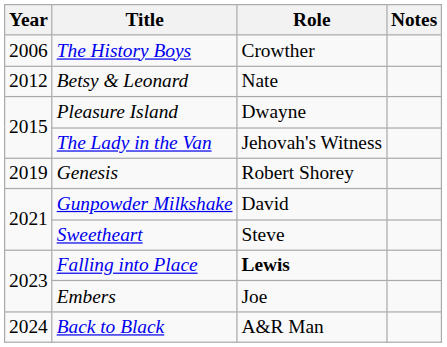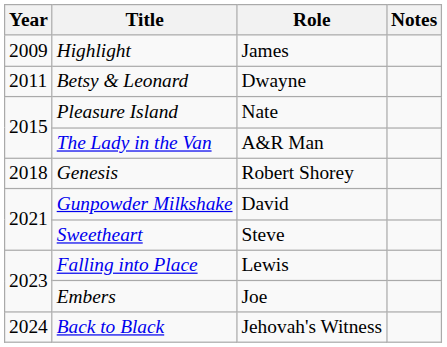- row: (124, 50)
+ row: (94, 50)
(28, 81) 2012 -> (28, 81) 2011
(260, 81) Nate -> (274, 81) Dwayne
(274, 111) Dwayne -> (260, 111) Nate
(312, 142) Jehovah's Witness -> (283, 142) A&R Man
(28, 173) 2019 -> (28, 173) 2018
(266, 265) bold -> (265, 265) normal
(283, 326) A&R Man -> (312, 326) Jehovah's Witness
